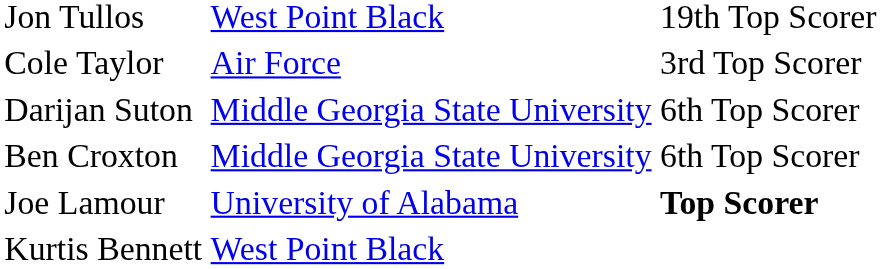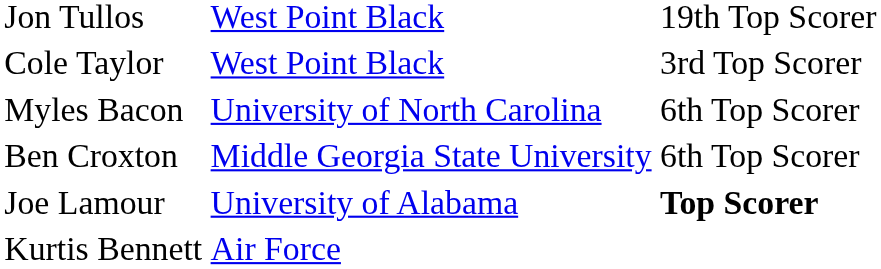(276, 63) Air Force -> (327, 63) West Point Black
- row: (99, 109)
+ row: (94, 109)
(327, 248) West Point Black -> (276, 248) Air Force
